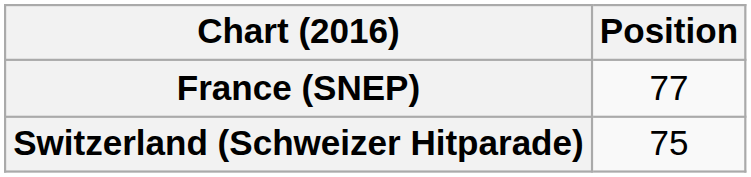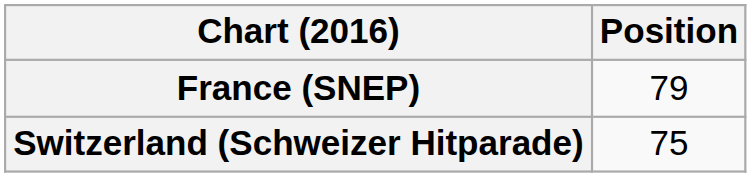(669, 87) 77 -> (669, 87) 79
